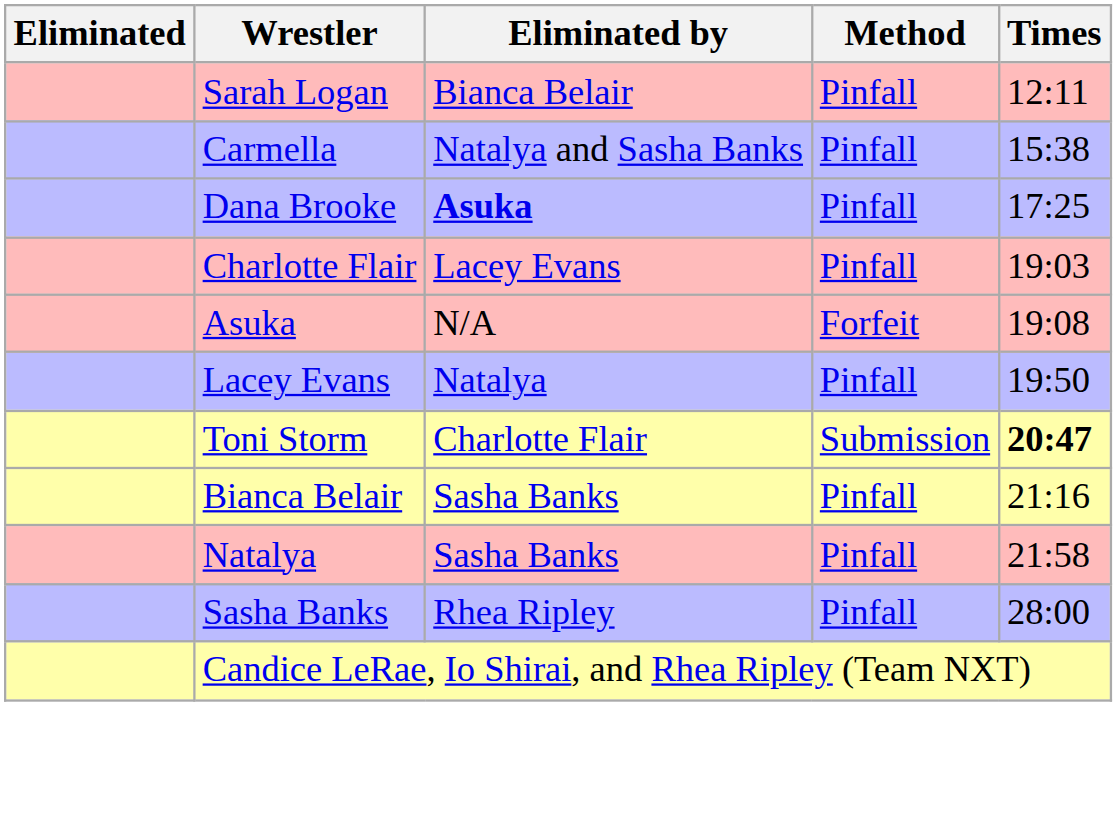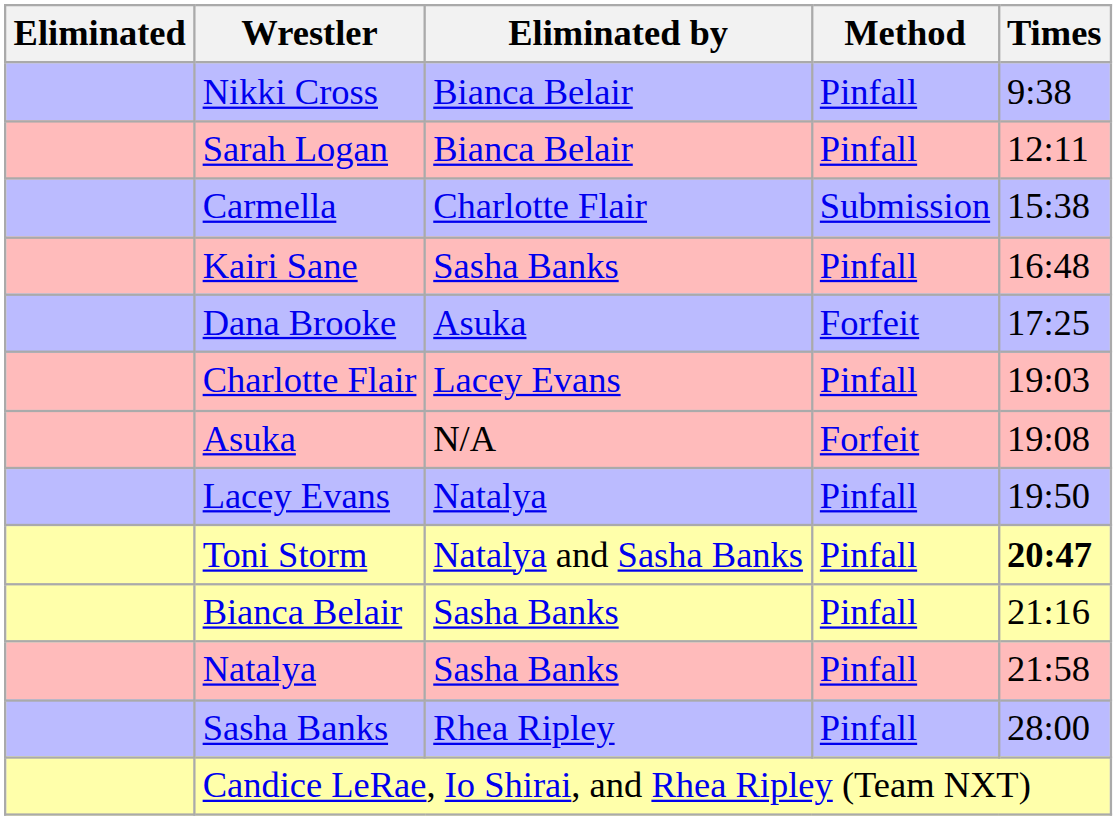+ row: (290, 91)
(618, 149) Natalya and Sasha Banks -> (540, 206) Charlotte Flair
(868, 149) Pinfall -> (905, 206) Submission
+ row: (280, 264)
(483, 206) bold -> (480, 322) normal
(868, 206) Pinfall -> (869, 322) Forfeit
(540, 438) Charlotte Flair -> (618, 554) Natalya and Sasha Banks
(905, 438) Submission -> (868, 554) Pinfall
